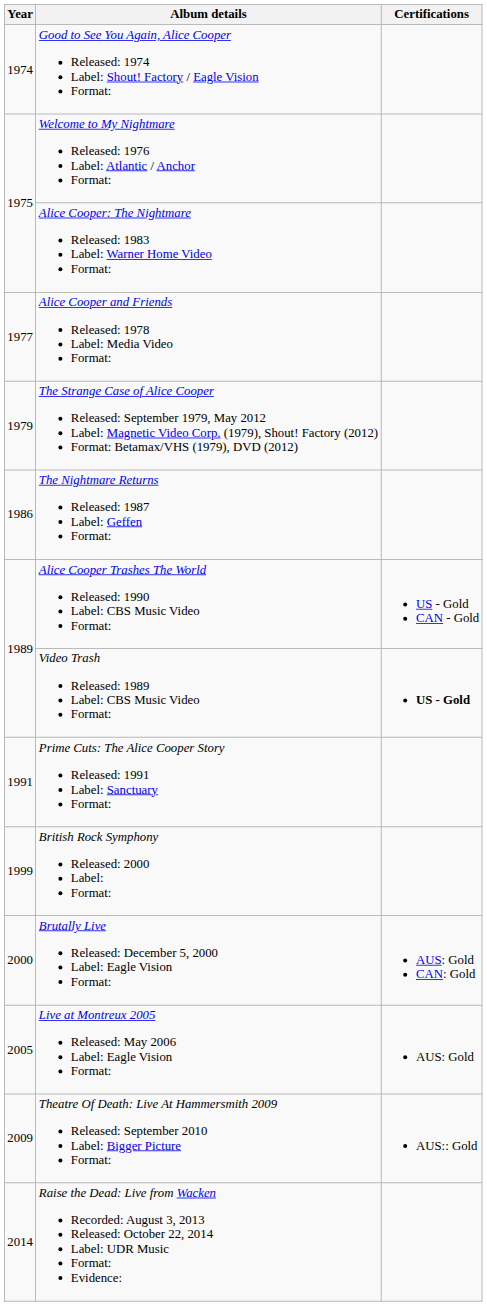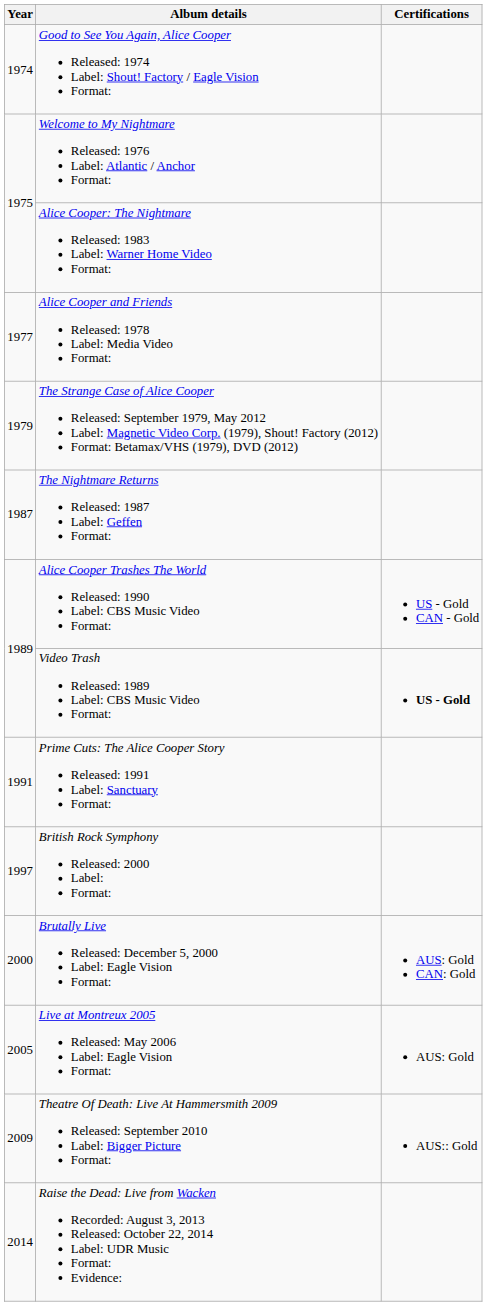(20, 514) 1986 -> (20, 514) 1987
(20, 871) 1999 -> (20, 871) 1997
